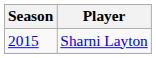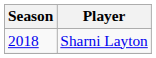(23, 41) 2015 -> (23, 41) 2018
